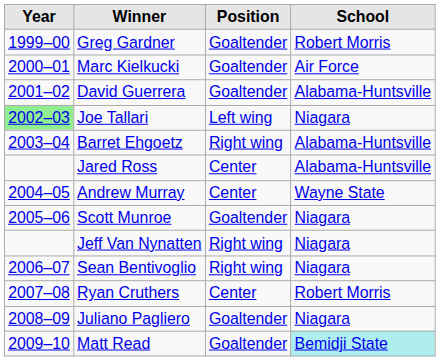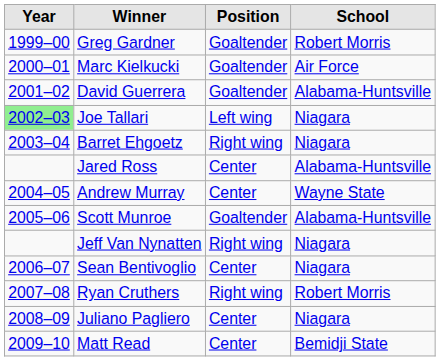(363, 142) Alabama-Huntsville -> (322, 142) Niagara
(322, 218) Niagara -> (363, 218) Alabama-Huntsville
(246, 268) Right wing -> (233, 268) Center
(233, 293) Center -> (246, 293) Right wing
(248, 318) Goaltender -> (233, 318) Center
(248, 343) Goaltender -> (233, 343) Center
(341, 343) paleturquoise background -> (341, 343) no background
